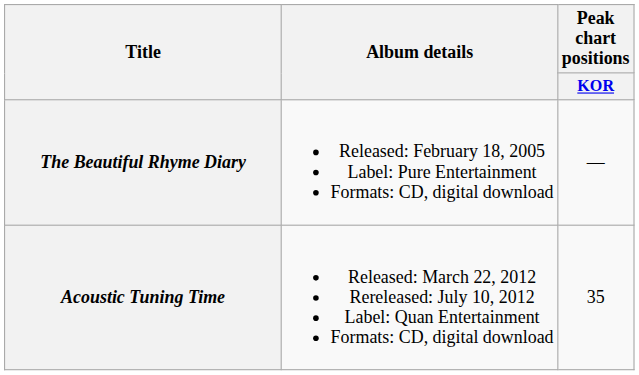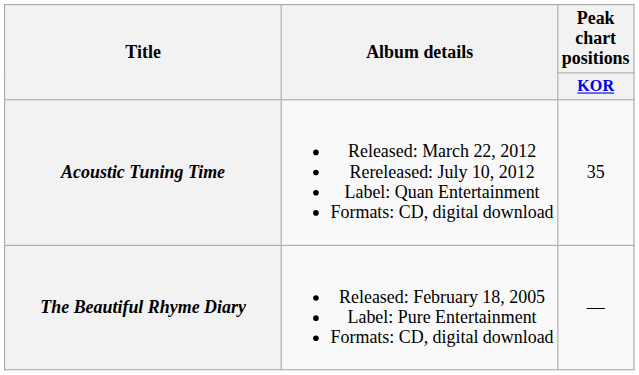rows swapped: (143, 162) <-> (143, 297)
